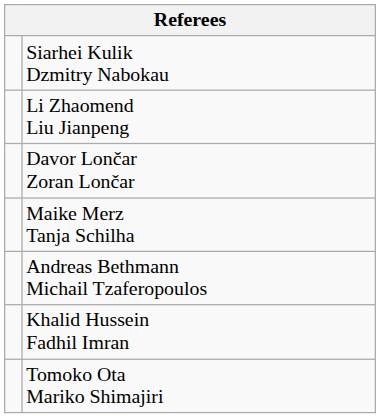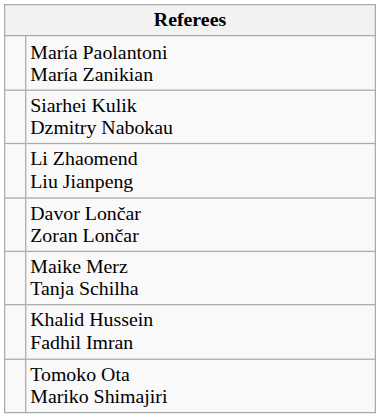+ row: (99, 62)
- row: (117, 277)
